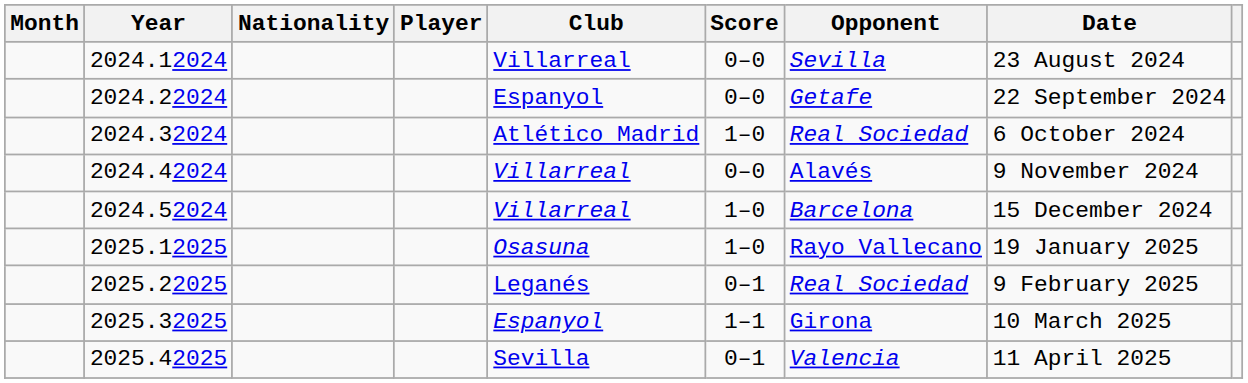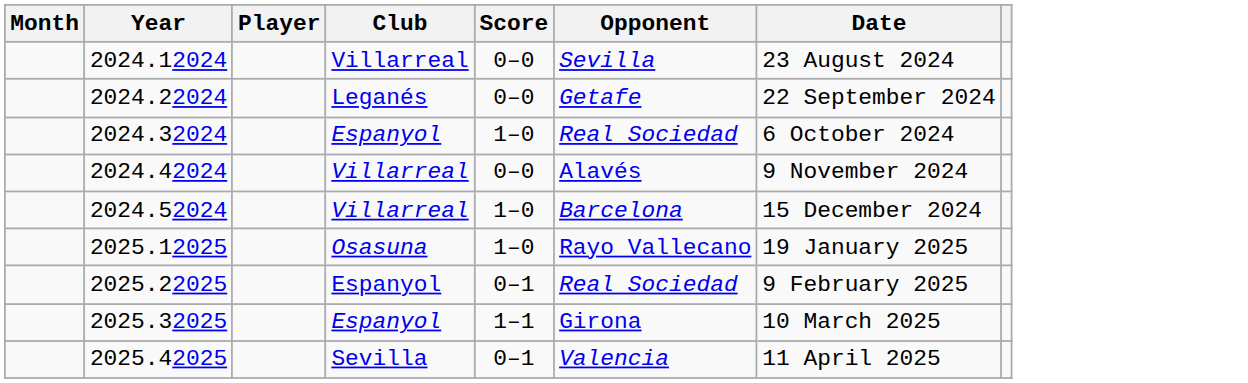- column: (314, 24)
(548, 98) Espanyol -> (379, 98) Leganés
(596, 135) Atlético Madrid -> (386, 135) Espanyol
(541, 285) Leganés -> (386, 285) Espanyol
